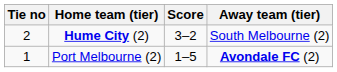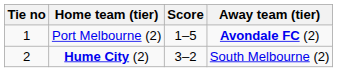rows swapped: (107, 56) <-> (107, 35)
